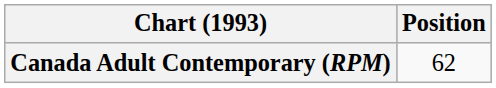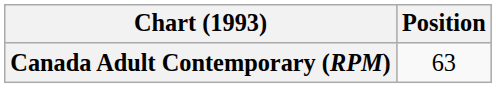(444, 62) 62 -> (444, 62) 63
